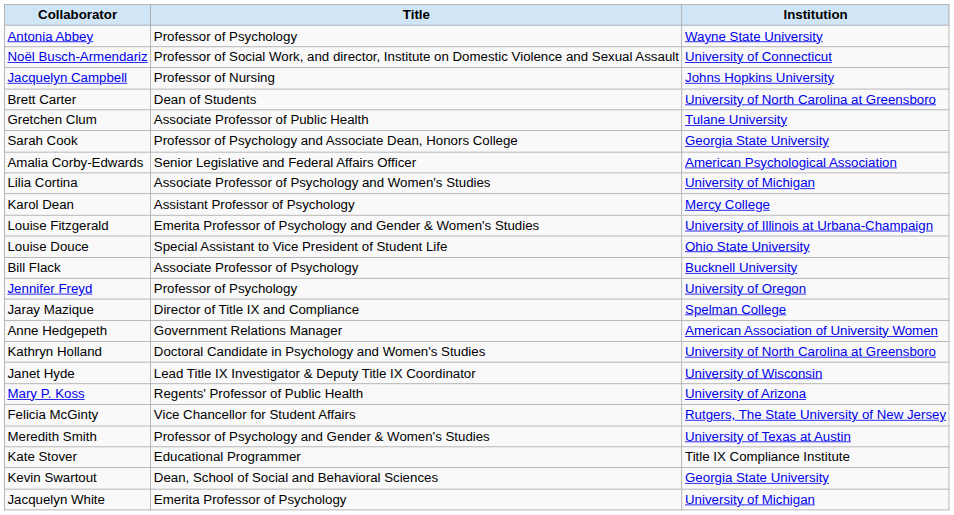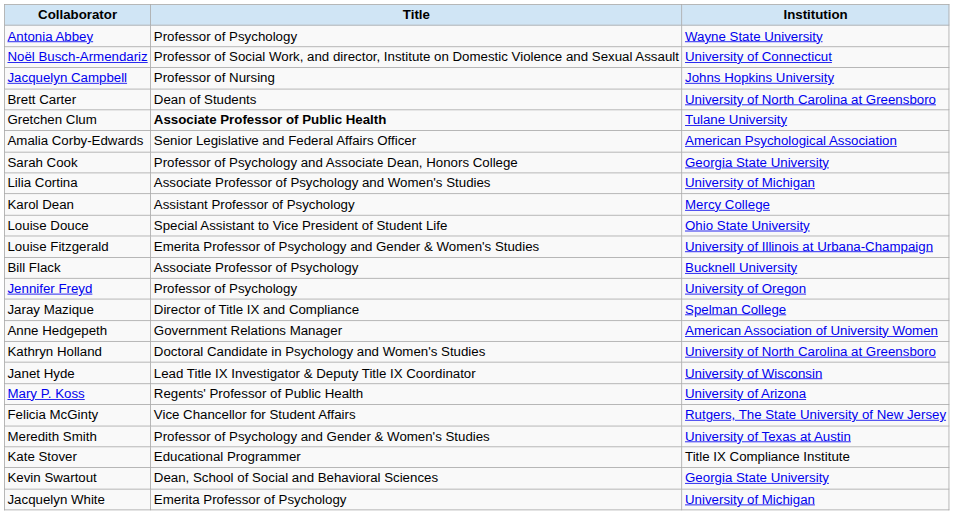(261, 120) normal -> (270, 120) bold
rows swapped: (43, 141) <-> (75, 162)
rows swapped: (48, 246) <-> (58, 225)
